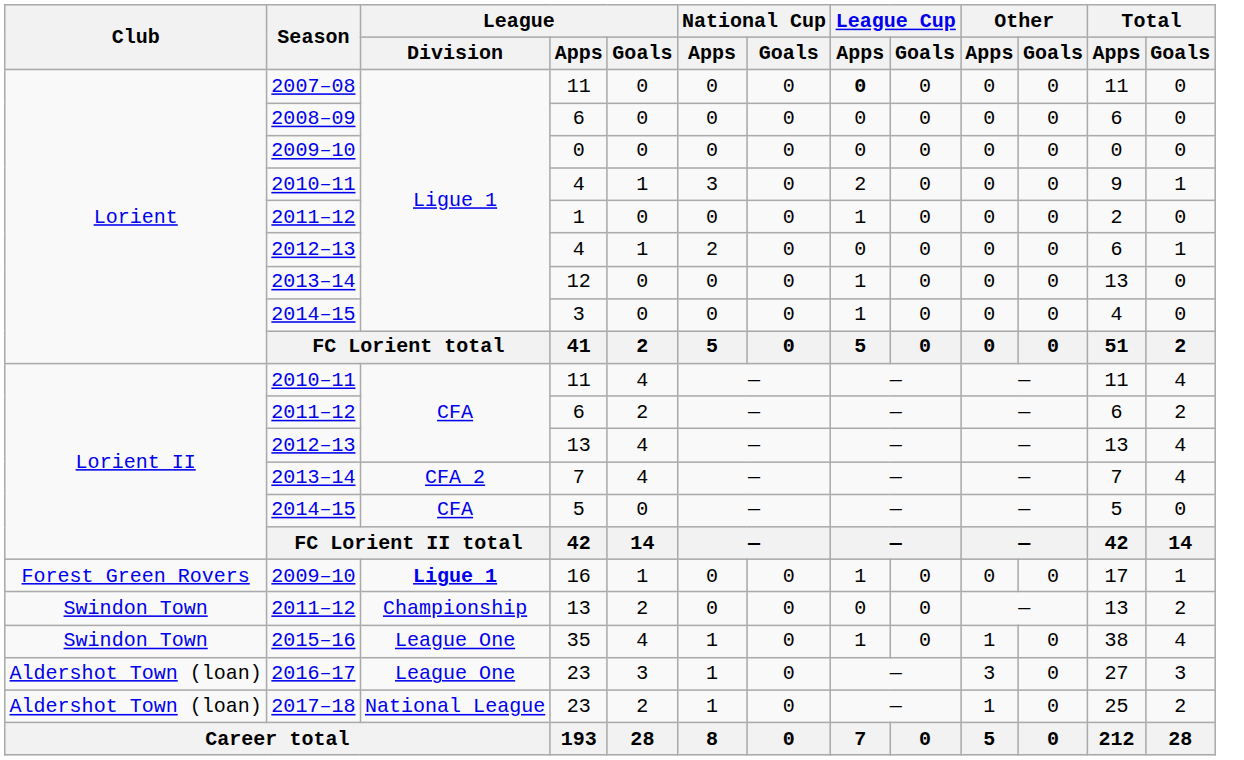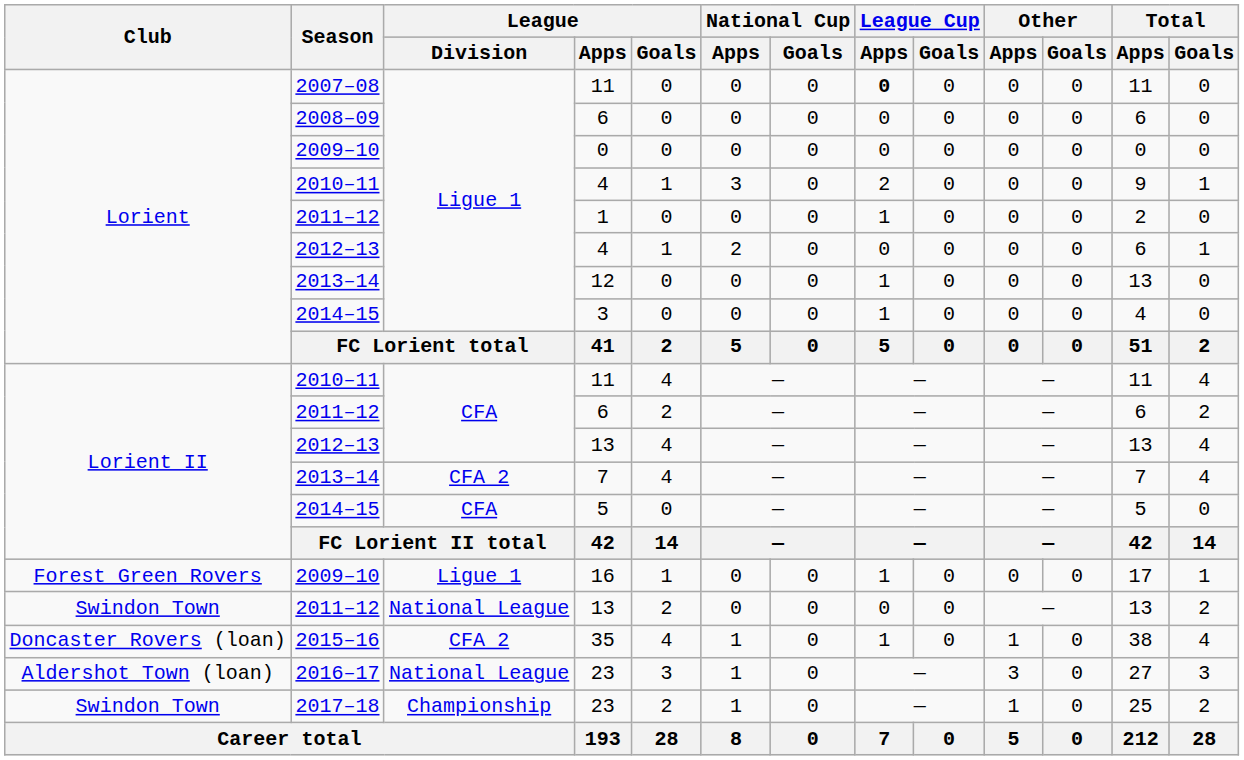(455, 576) bold -> (479, 576) normal
(455, 608) Championship -> (479, 608) National League
(136, 641) Swindon Town -> (148, 641) Doncaster Rovers (loan)
(455, 641) League One -> (479, 641) CFA 2
(455, 674) League One -> (479, 674) National League
(136, 706) Aldershot Town (loan) -> (148, 706) Swindon Town
(455, 706) National League -> (479, 706) Championship
